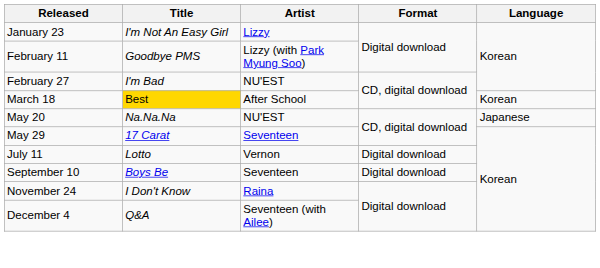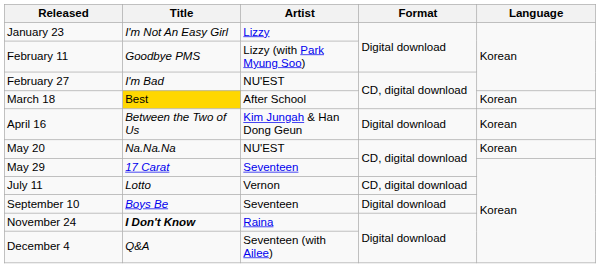+ row: (27, 124)
(505, 117) Japanese -> (498, 149) Korean
(404, 154) Digital download -> (414, 185) CD, digital download
(158, 191) normal -> (160, 222) bold
